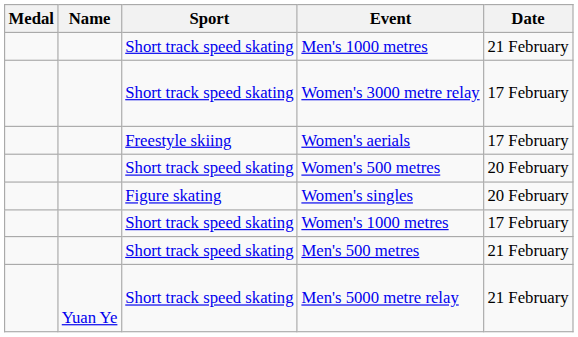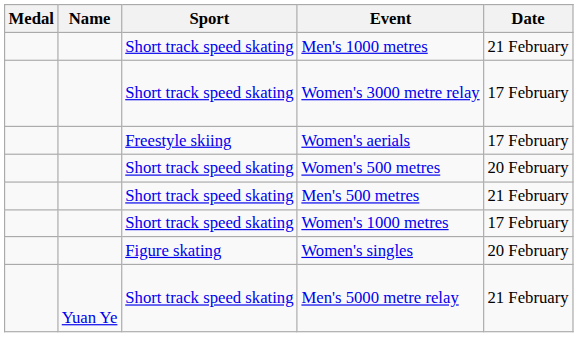rows swapped: (360, 250) <-> (357, 195)
